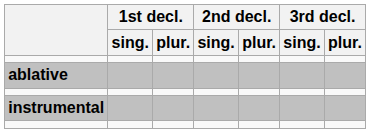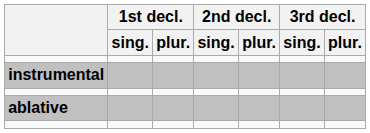rows swapped: (38, 75) <-> (56, 108)
